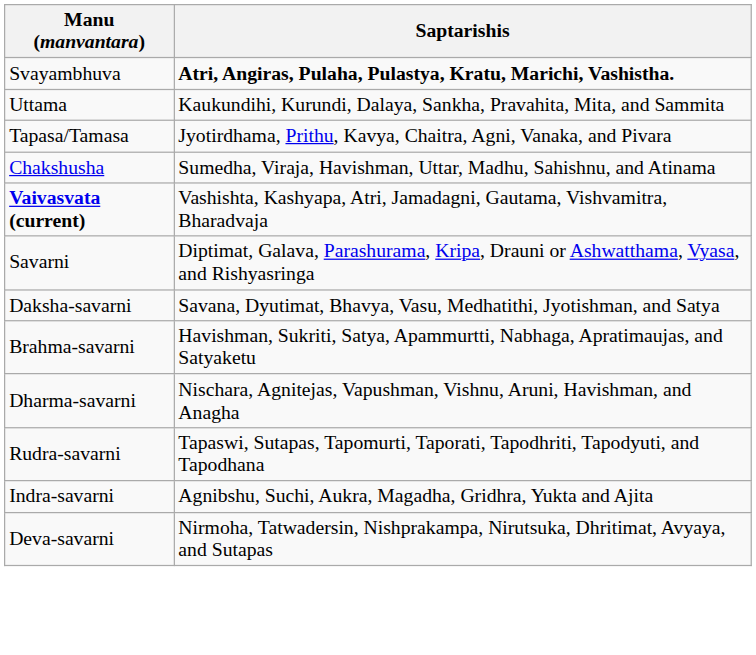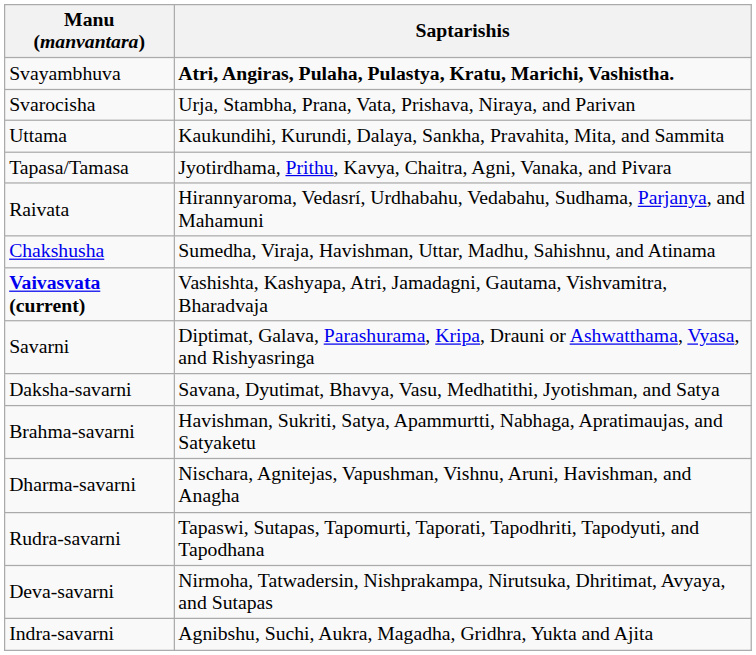+ row: (52, 104)
+ row: (39, 209)
rows swapped: (62, 538) <-> (62, 496)
